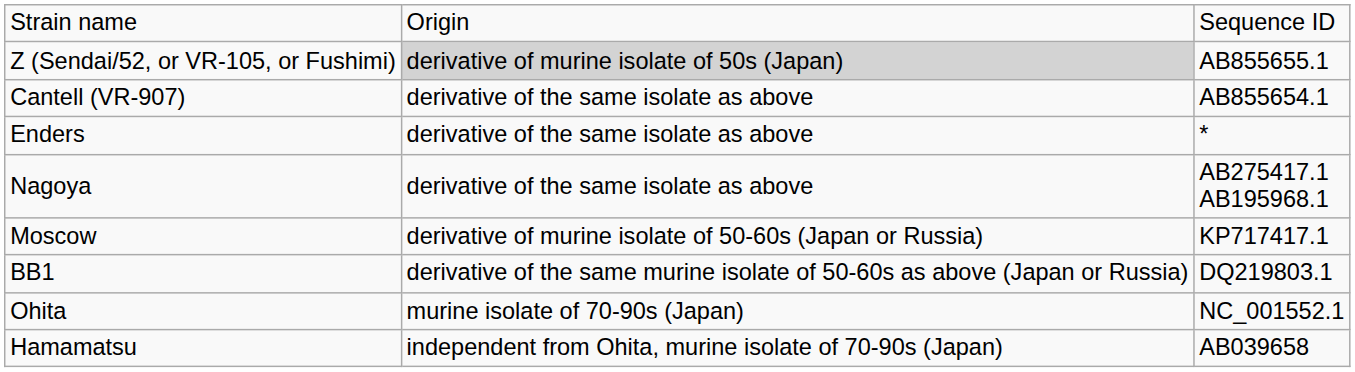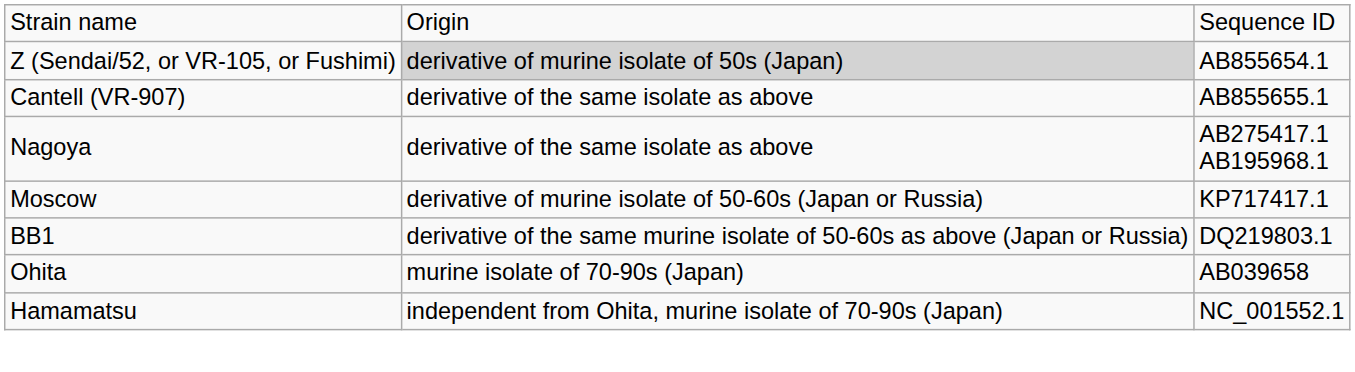(1264, 60) AB855655.1 -> (1264, 60) AB855654.1
(1264, 97) AB855654.1 -> (1264, 97) AB855655.1
- row: (47, 135)
(1272, 310) NC_001552.1 -> (1254, 273) AB039658
(1254, 348) AB039658 -> (1272, 310) NC_001552.1
